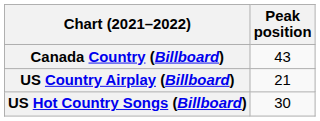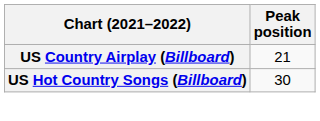- row: (127, 56)
